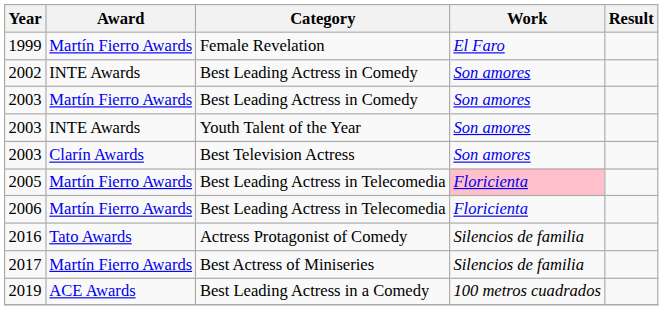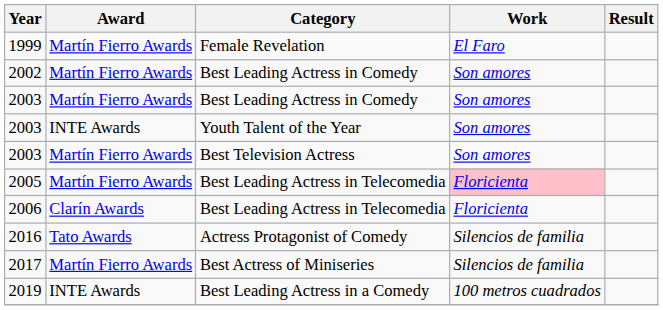(95, 73) INTE Awards -> (121, 73) Martín Fierro Awards
(97, 155) Clarín Awards -> (121, 155) Martín Fierro Awards
(121, 209) Martín Fierro Awards -> (97, 209) Clarín Awards
(92, 291) ACE Awards -> (95, 291) INTE Awards
